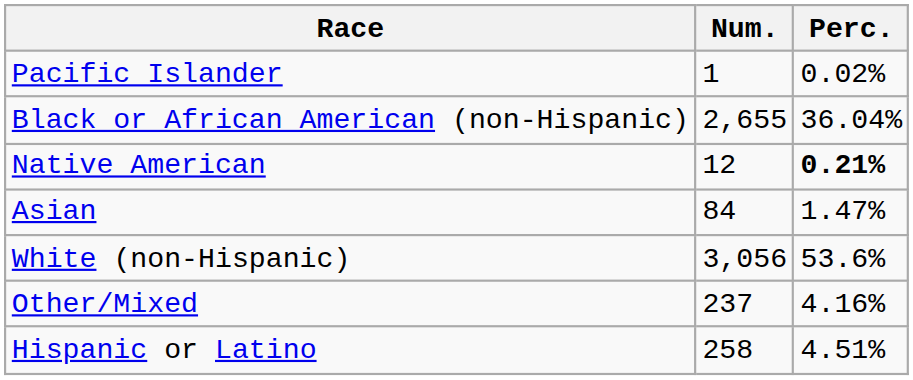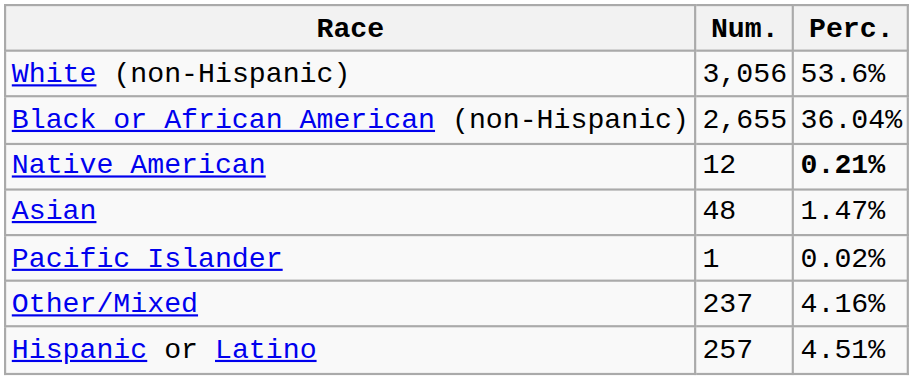rows swapped: (181, 258) <-> (147, 74)
(719, 212) 84 -> (719, 212) 48
(728, 350) 258 -> (728, 350) 257
